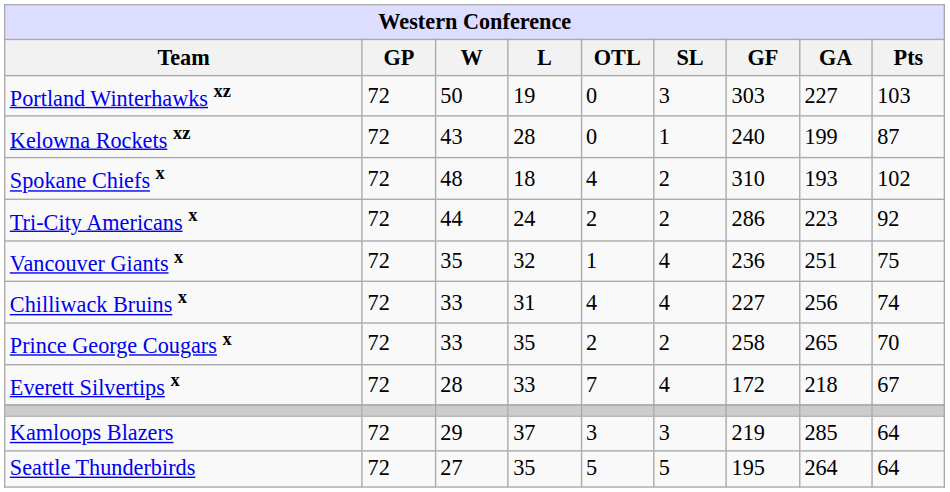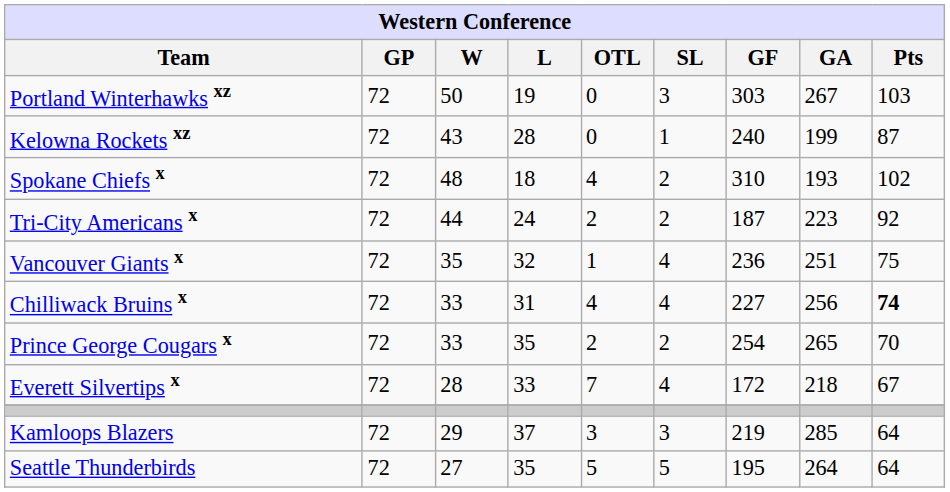(821, 95) 227 -> (821, 95) 267
(748, 219) 286 -> (748, 219) 187
(888, 302) normal -> (888, 302) bold
(748, 343) 258 -> (748, 343) 254
